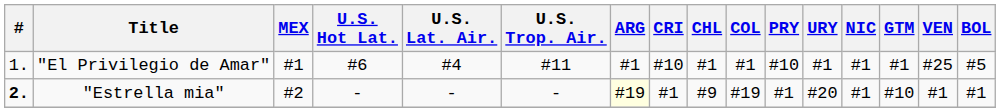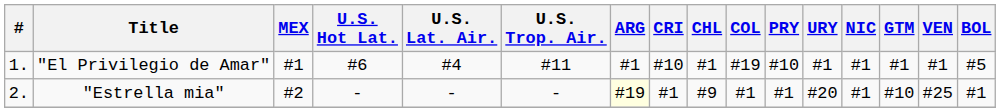(745, 65) #1 -> (745, 65) #19
(938, 65) #25 -> (938, 65) #1
(19, 93) bold -> (19, 93) normal
(745, 93) #19 -> (745, 93) #1
(938, 93) #1 -> (938, 93) #25
